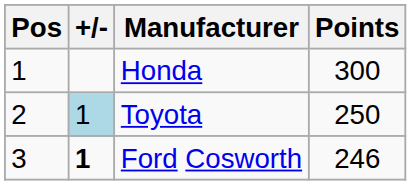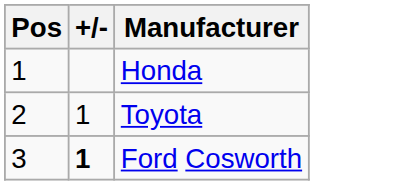- column: (357, 27)
(83, 115) lightblue background -> (83, 115) no background
